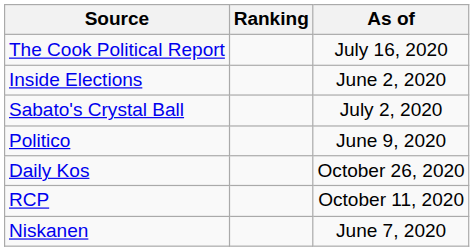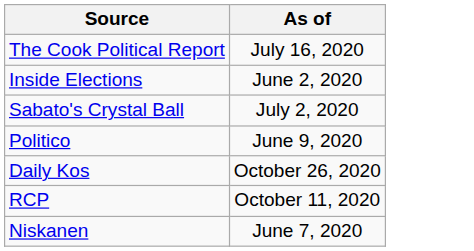- column: (271, 19)
